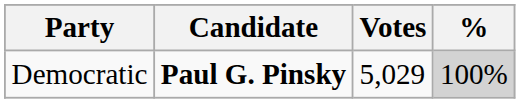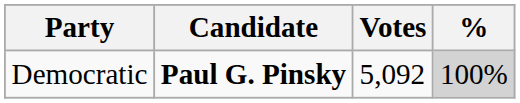(392, 73) 5,029 -> (392, 73) 5,092
